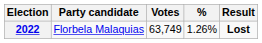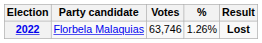(165, 30) 63,749 -> (165, 30) 63,746
